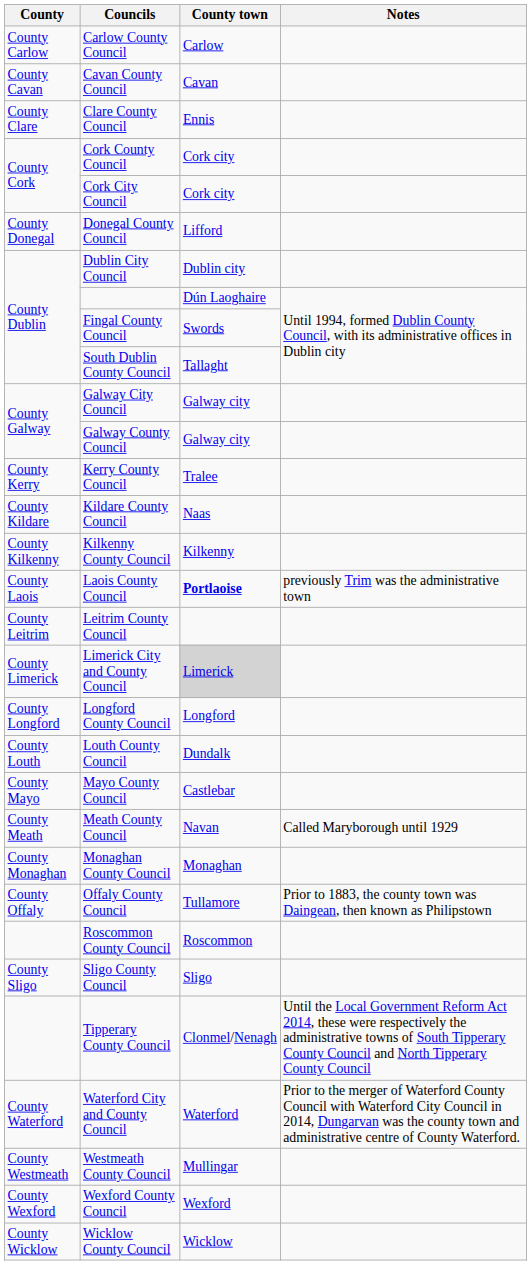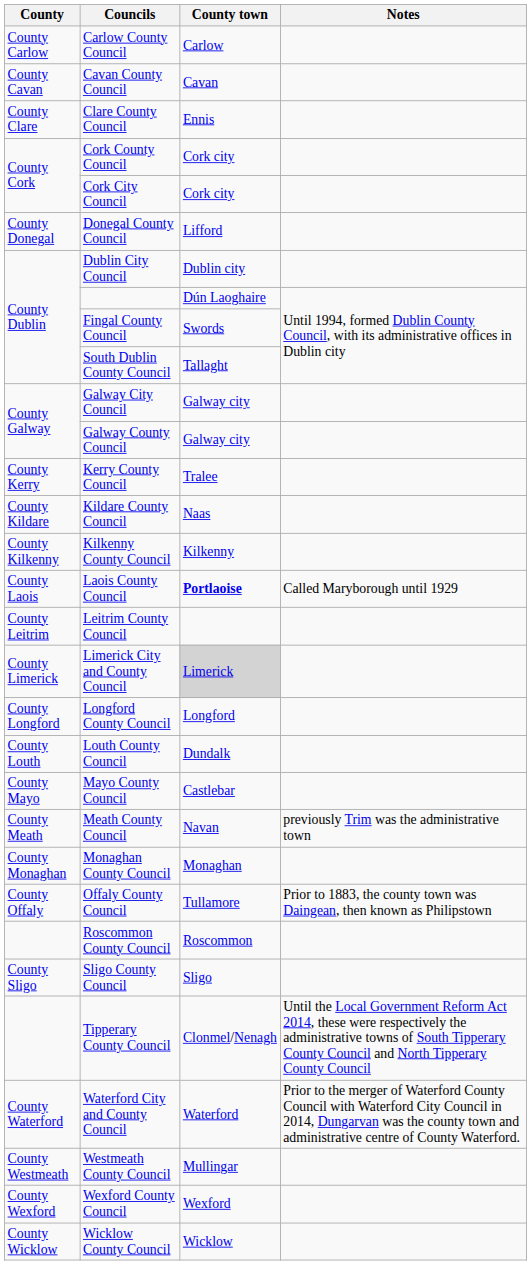(391, 589) previously Trim was the administrative town -> (371, 589) Called Maryborough until 1929
(371, 828) Called Maryborough until 1929 -> (391, 828) previously Trim was the administrative town
